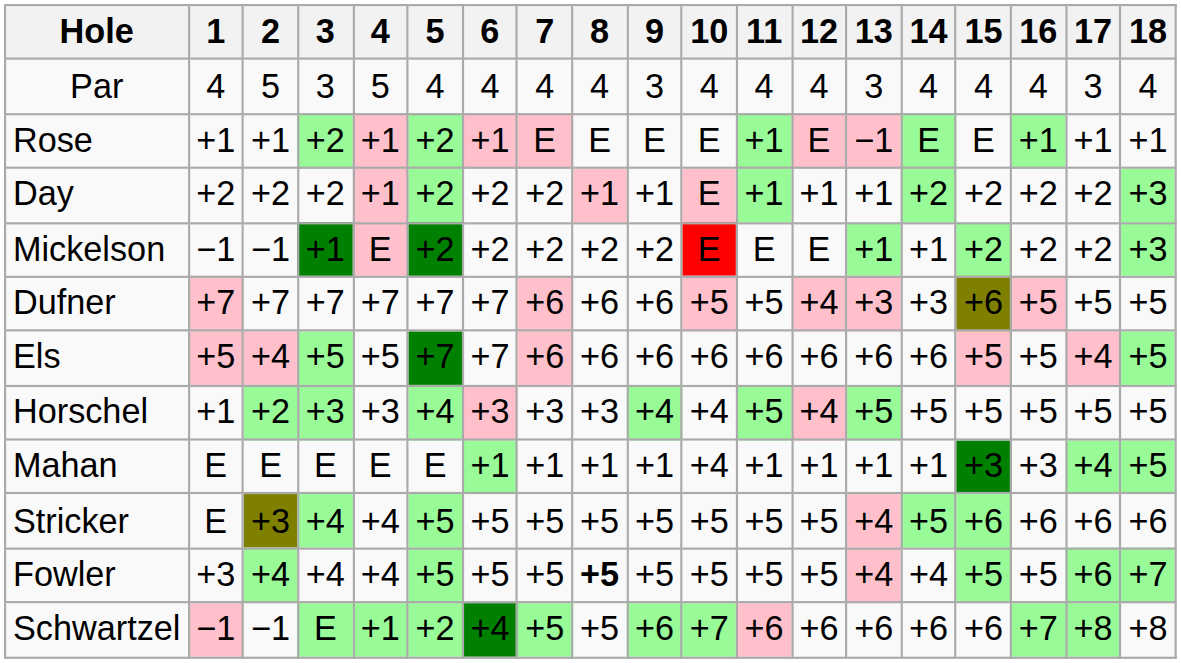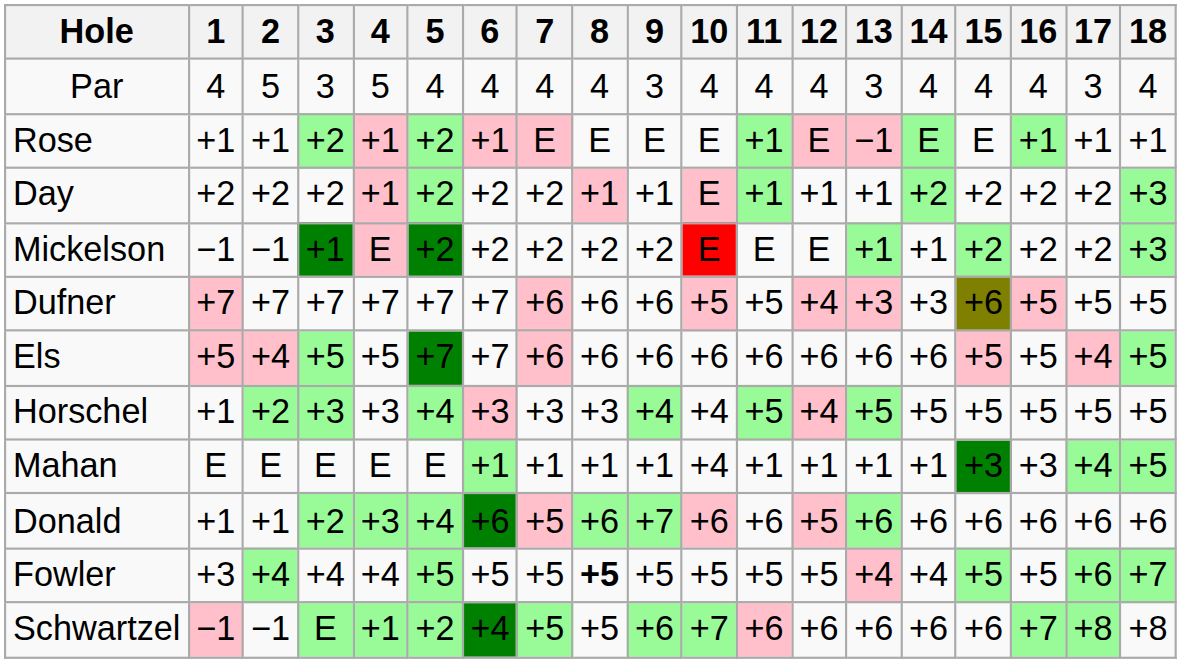+ row: (67, 520)
- row: (71, 520)
